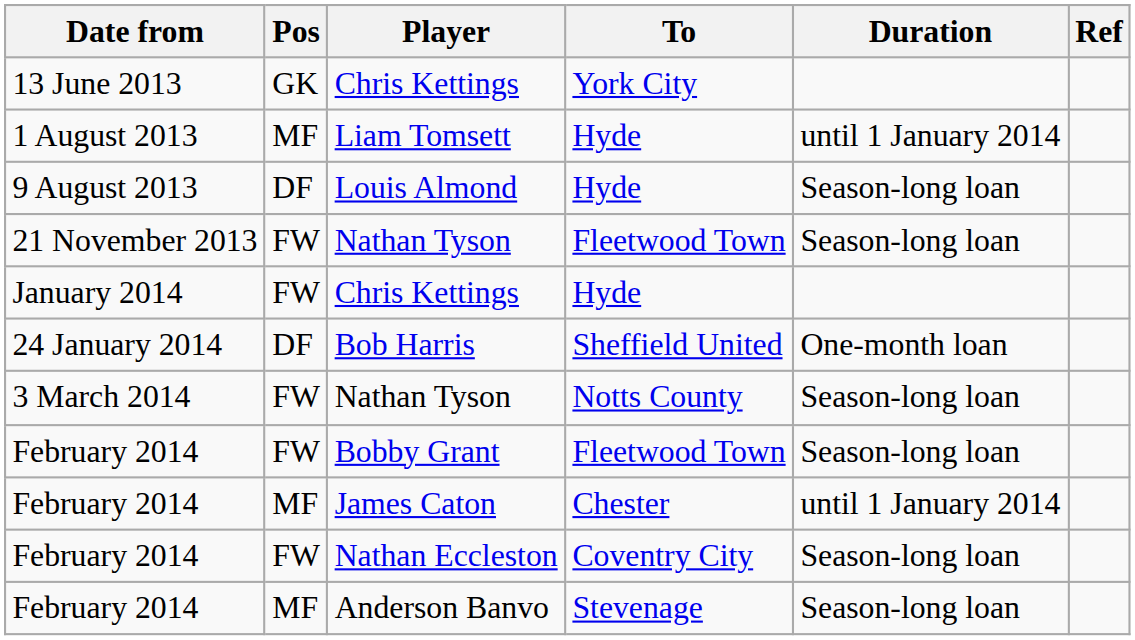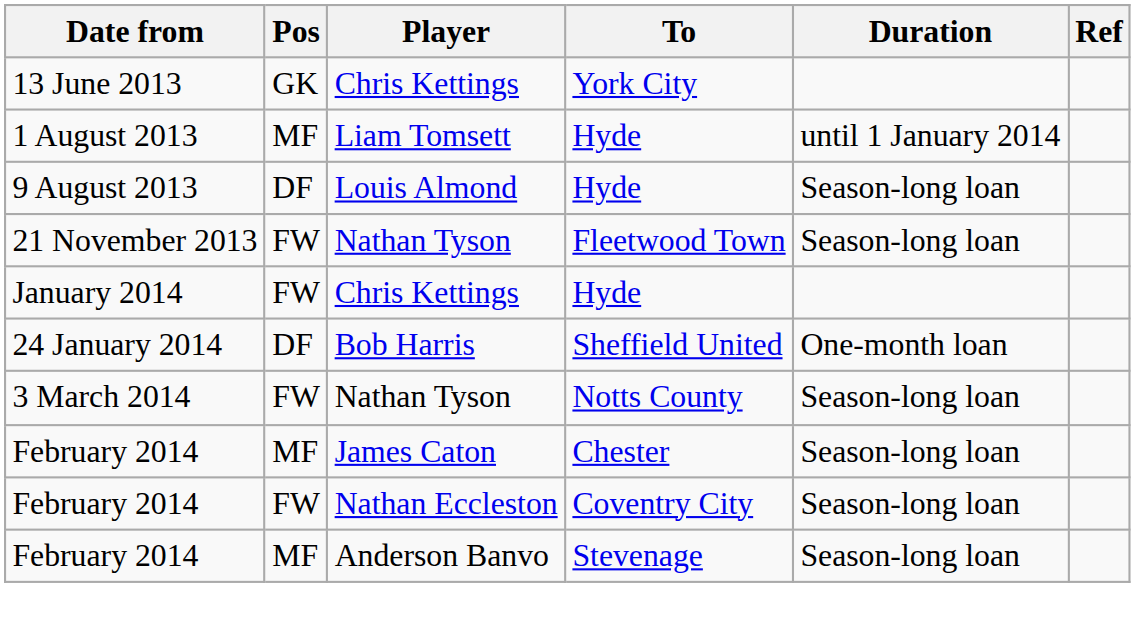- row: (105, 449)
(930, 502) until 1 January 2014 -> (910, 449) Season-long loan
